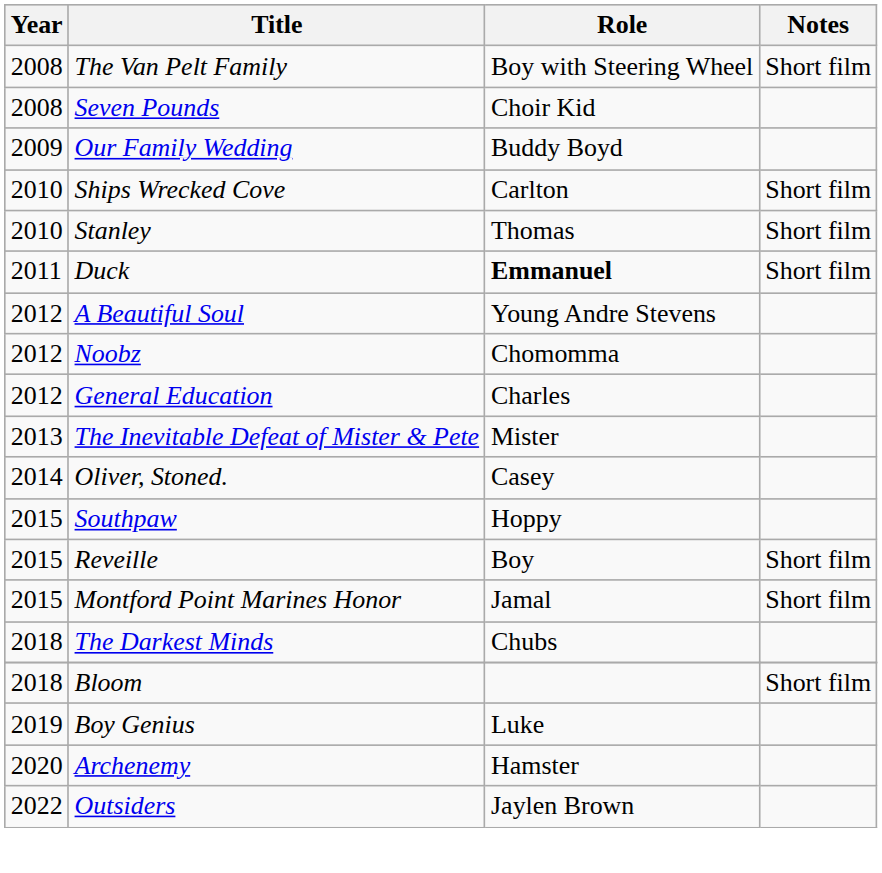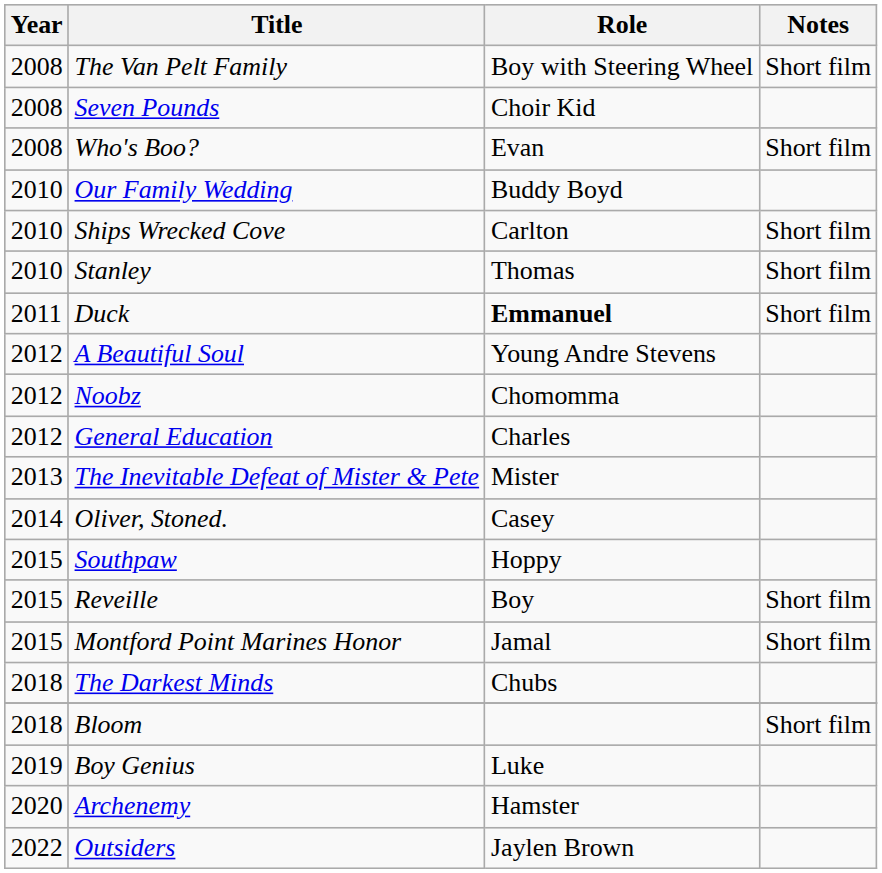+ row: (137, 148)
(37, 148) 2009 -> (37, 189) 2010
